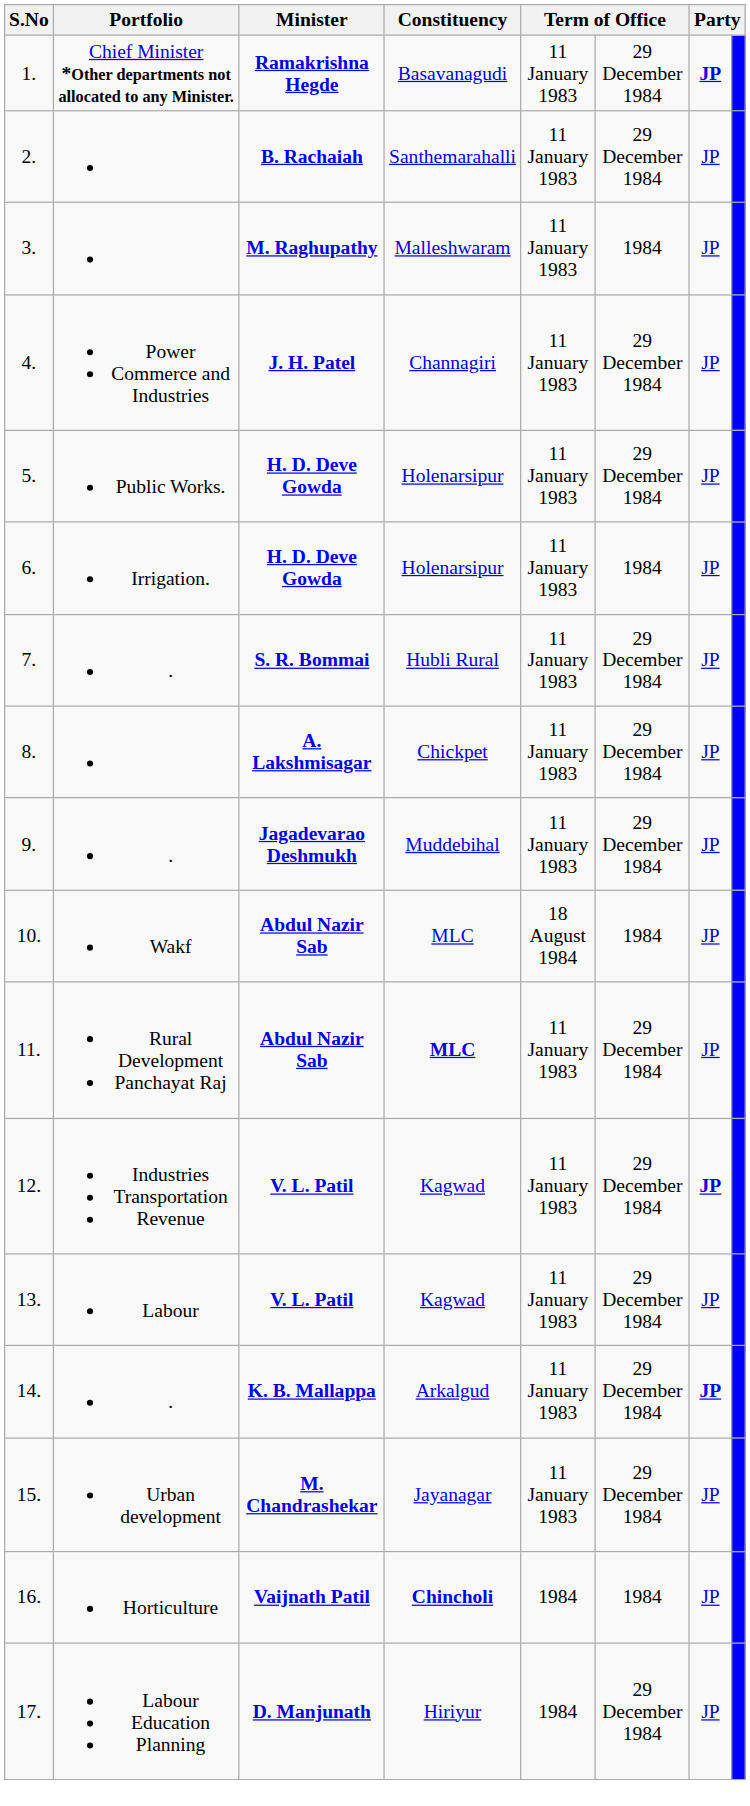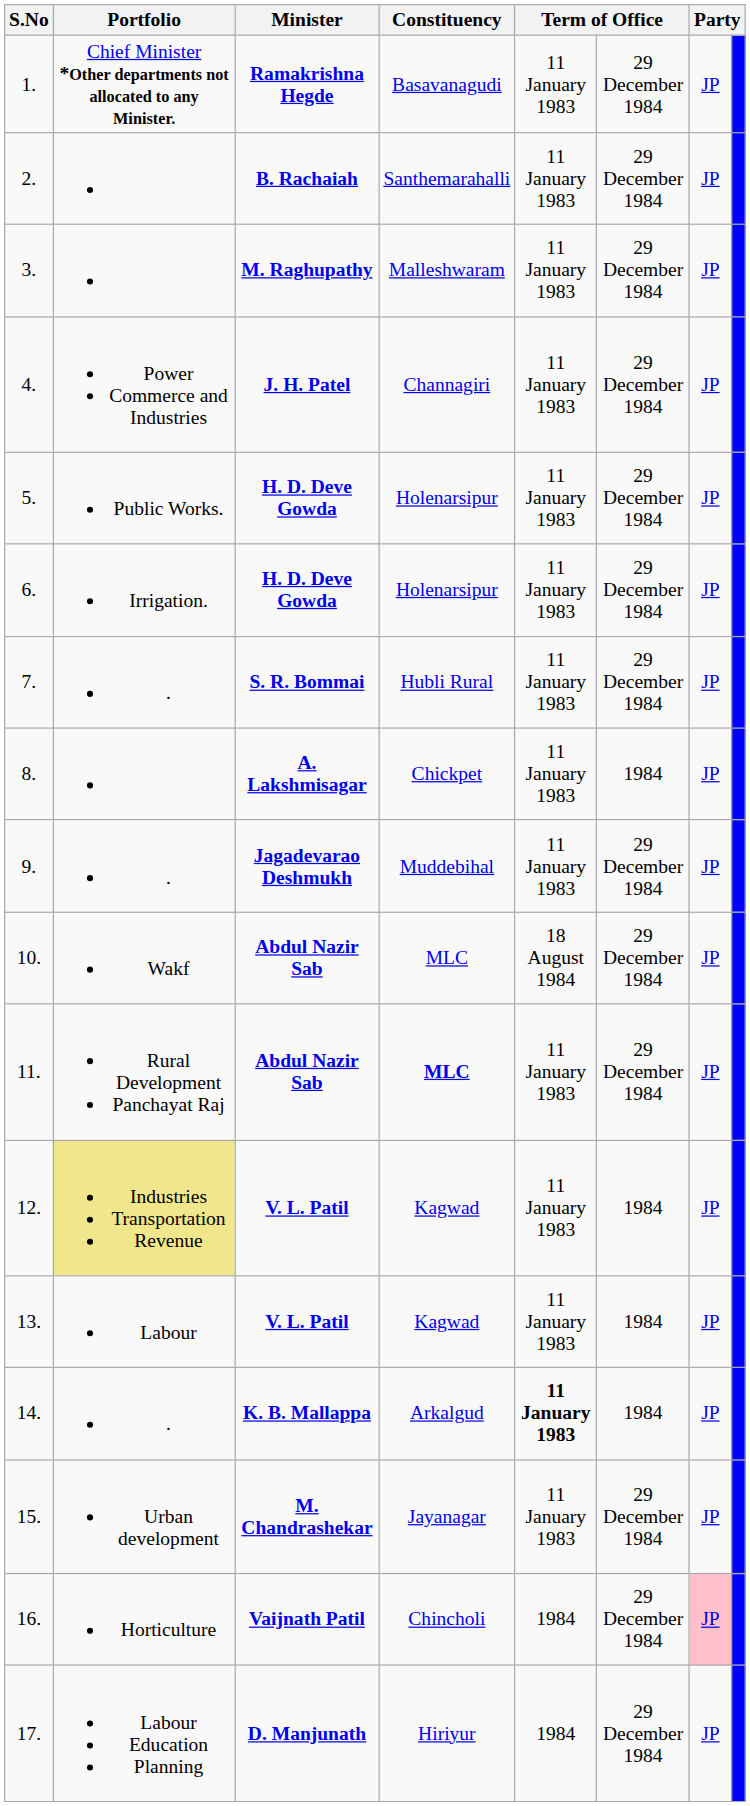(710, 72) bold -> (710, 83) normal
(642, 248) 1984 -> (643, 270) 29 December 1984
(642, 568) 1984 -> (643, 590) 29 December 1984
(642, 751) 29 December 1984 -> (643, 773) 1984
(642, 935) 1984 -> (643, 957) 29 December 1984
(146, 1197) no background -> (144, 1219) khaki background
(642, 1185) 29 December 1984 -> (643, 1207) 1984
(710, 1185) bold -> (710, 1207) normal
(642, 1299) 29 December 1984 -> (643, 1321) 1984
(558, 1391) normal -> (556, 1413) bold
(642, 1391) 29 December 1984 -> (643, 1413) 1984
(710, 1391) bold -> (710, 1413) normal
(453, 1597) bold -> (447, 1619) normal
(642, 1597) 1984 -> (643, 1619) 29 December 1984
(710, 1597) no background -> (710, 1619) pink background
